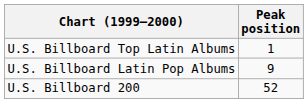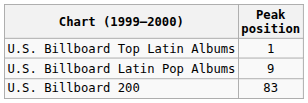(271, 88) 52 -> (271, 88) 83
